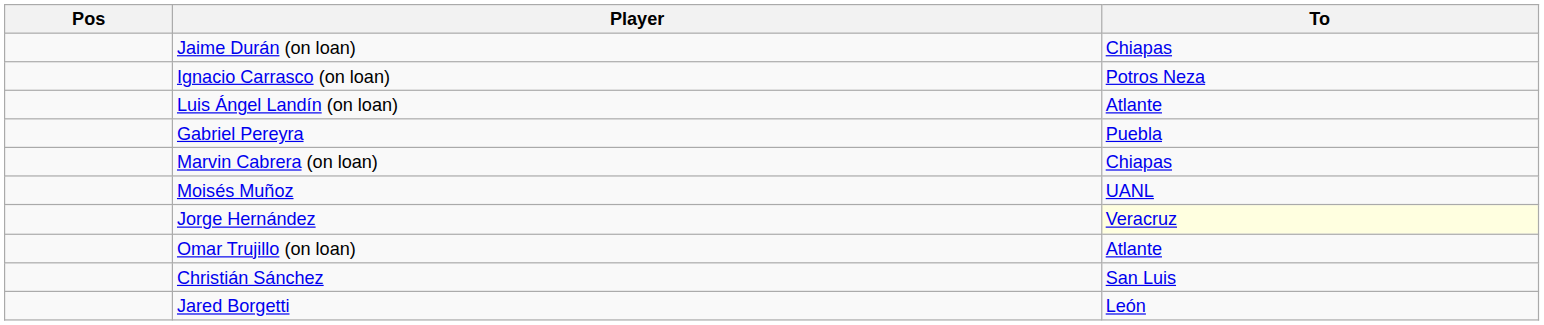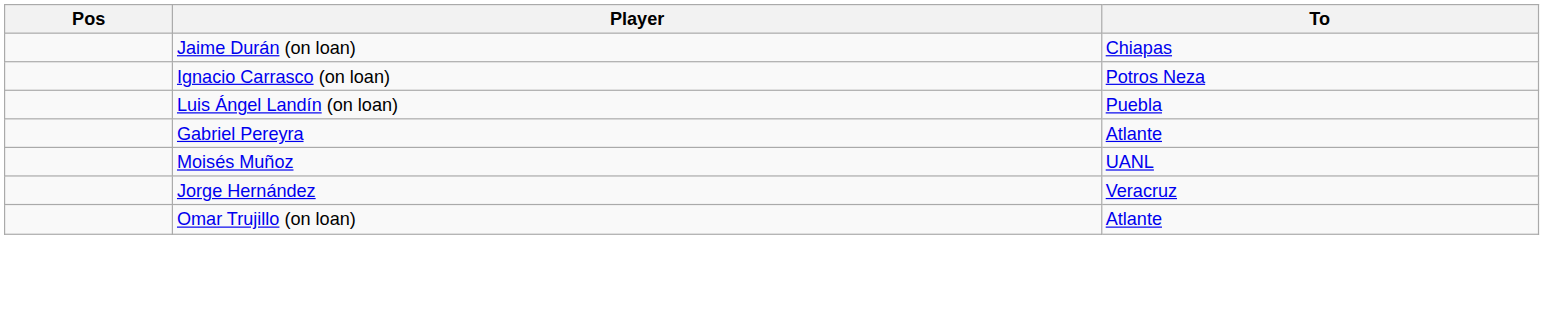(1134, 105) Atlante -> (1134, 105) Puebla
(1134, 134) Puebla -> (1134, 134) Atlante
- row: (277, 162)
(1141, 220) lightyellow background -> (1141, 191) no background
- row: (250, 277)
- row: (233, 305)
